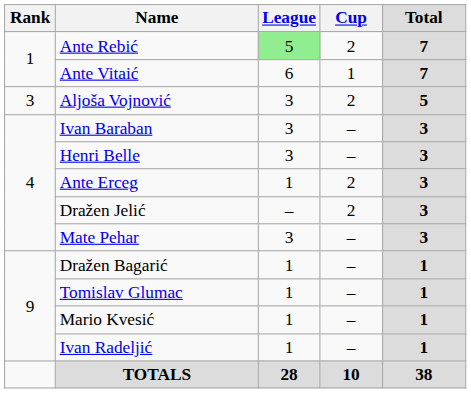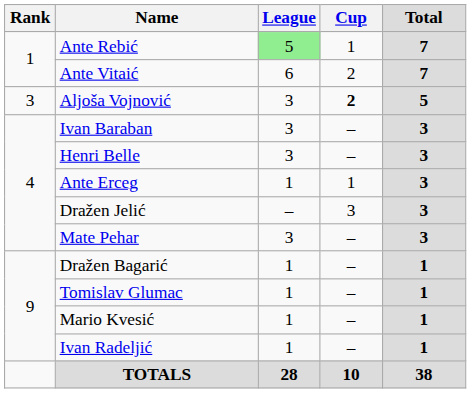(351, 45) 2 -> (351, 45) 1
(351, 73) 1 -> (351, 73) 2
(351, 100) normal -> (351, 100) bold
(351, 182) 2 -> (351, 182) 1
(351, 210) 2 -> (351, 210) 3
